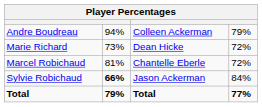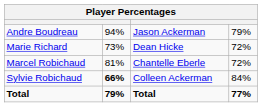(173, 32) Colleen Ackerman -> (169, 32) Jason Ackerman
(169, 78) Jason Ackerman -> (173, 78) Colleen Ackerman
